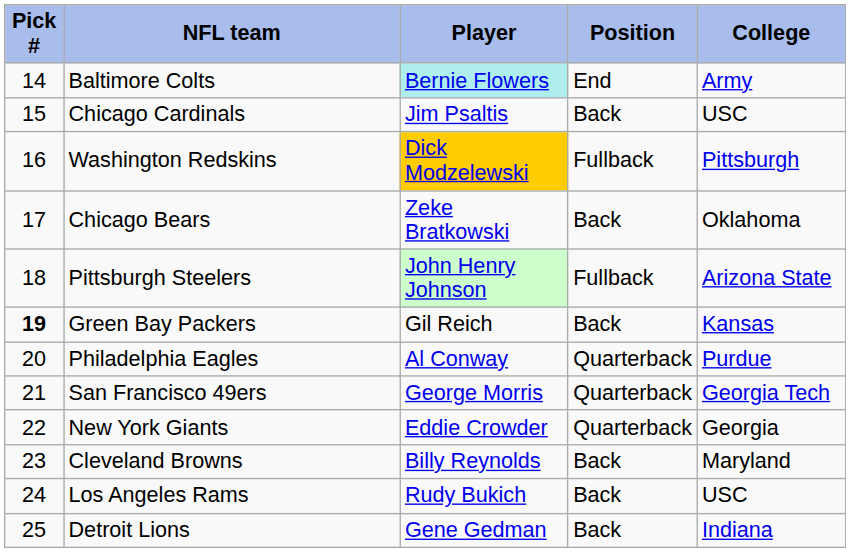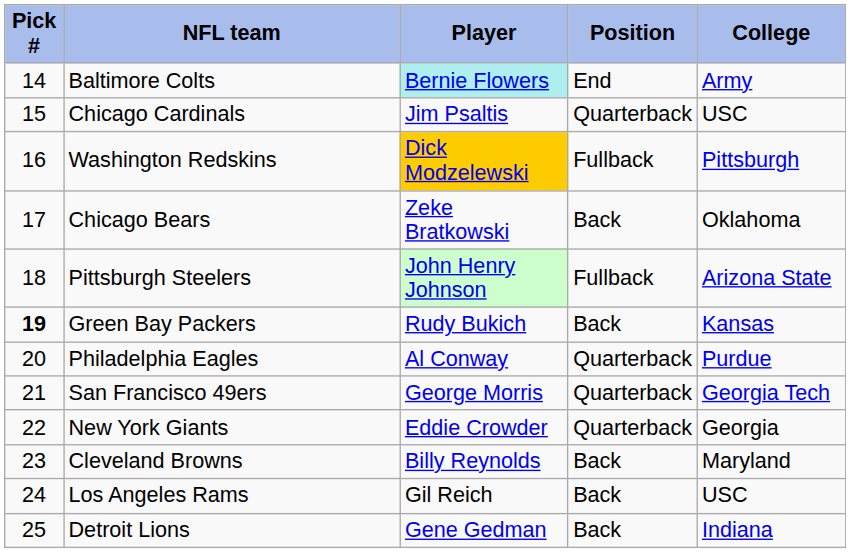(597, 114) Back -> (633, 114) Quarterback
(449, 324) Gil Reich -> (466, 324) Rudy Bukich
(466, 495) Rudy Bukich -> (449, 495) Gil Reich
